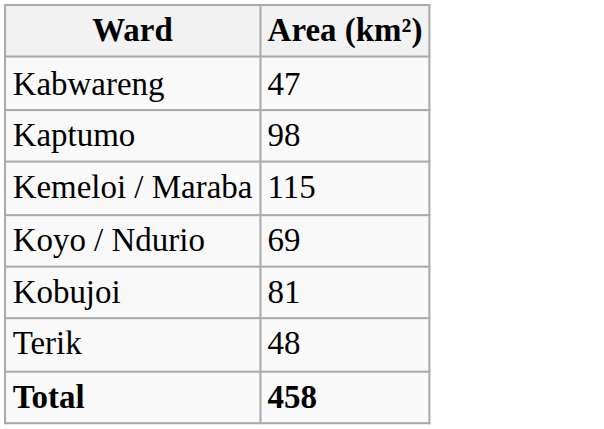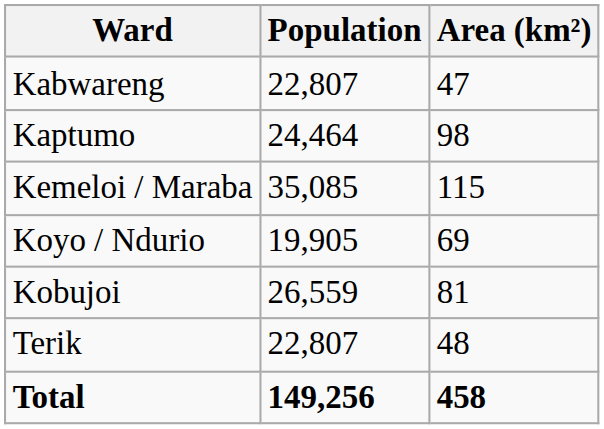+ column: (345, 30)
